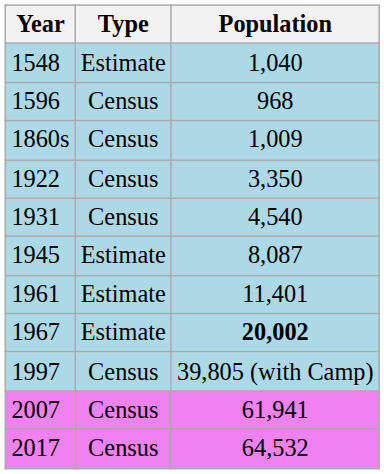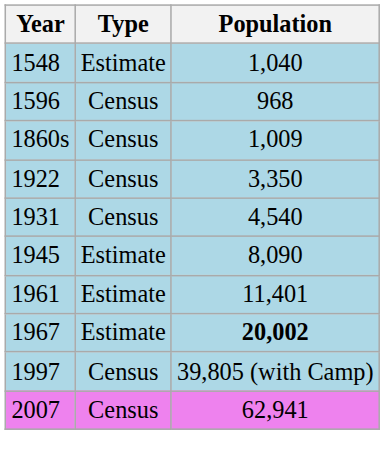(275, 255) 8,087 -> (275, 255) 8,090
(275, 409) 61,941 -> (275, 409) 62,941
- row: (36, 448)
